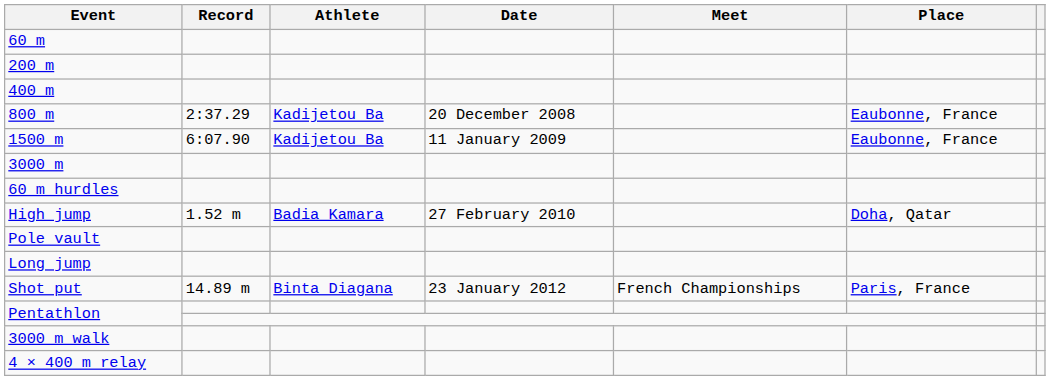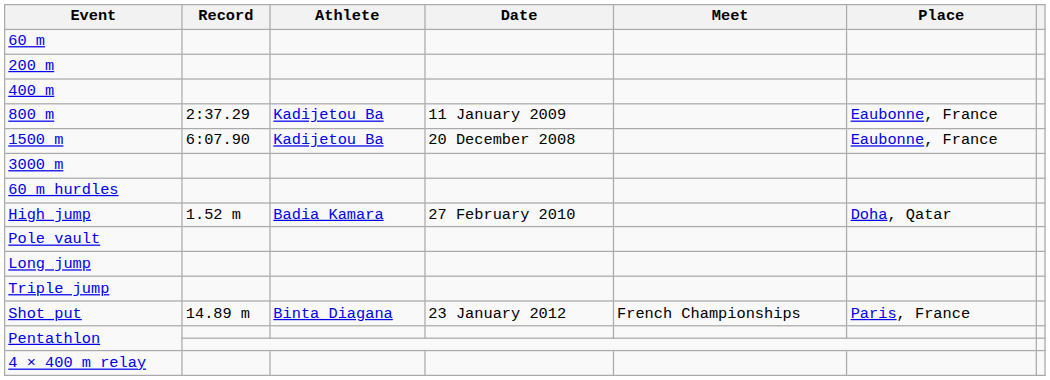(502, 116) 20 December 2008 -> (497, 116) 11 January 2009
(497, 141) 11 January 2009 -> (502, 141) 20 December 2008
+ row: (59, 289)
- row: (59, 339)
